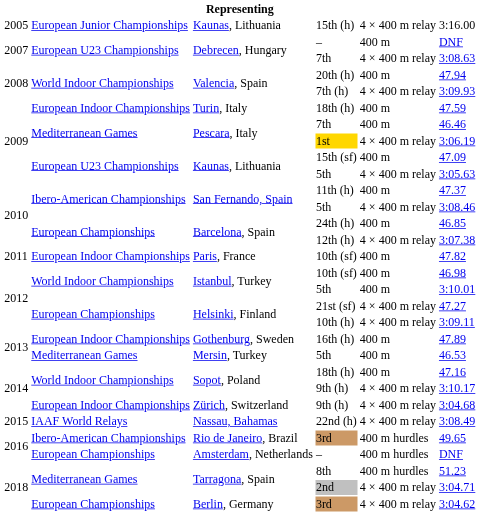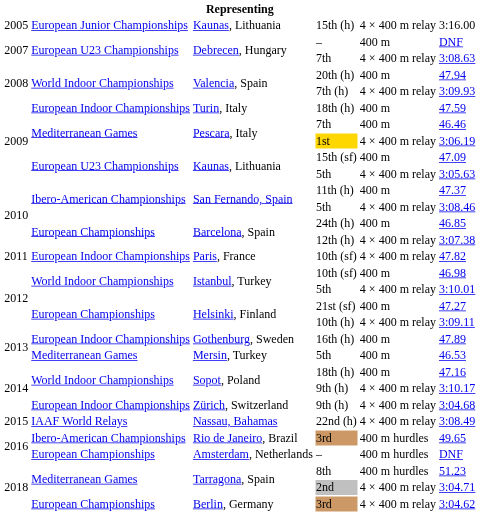(375, 256) 400 m -> (398, 256) 4 × 400 m relay
(375, 289) 400 m -> (398, 289) 4 × 400 m relay
(398, 306) 4 × 400 m relay -> (375, 306) 400 m
